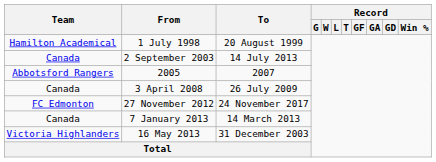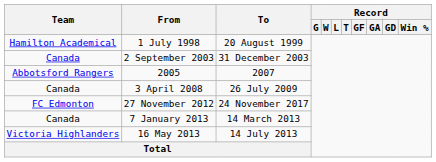(263, 58) 14 July 2013 -> (263, 58) 31 December 2003
(263, 134) 31 December 2003 -> (263, 134) 14 July 2013
